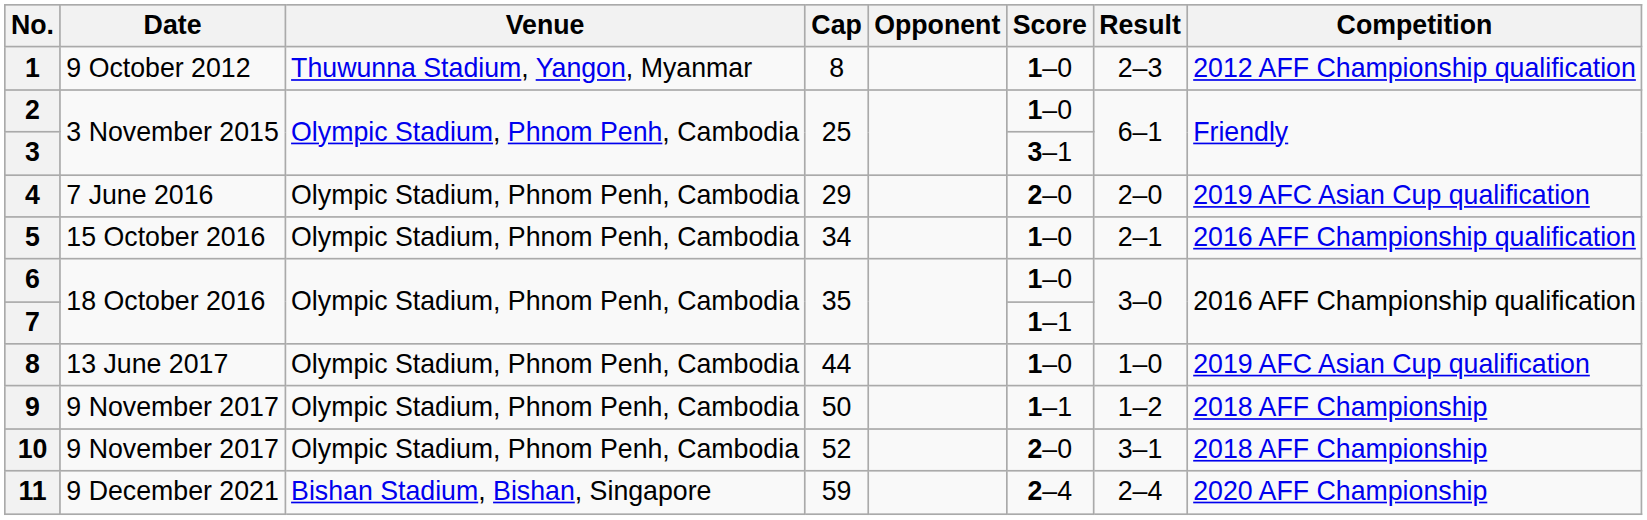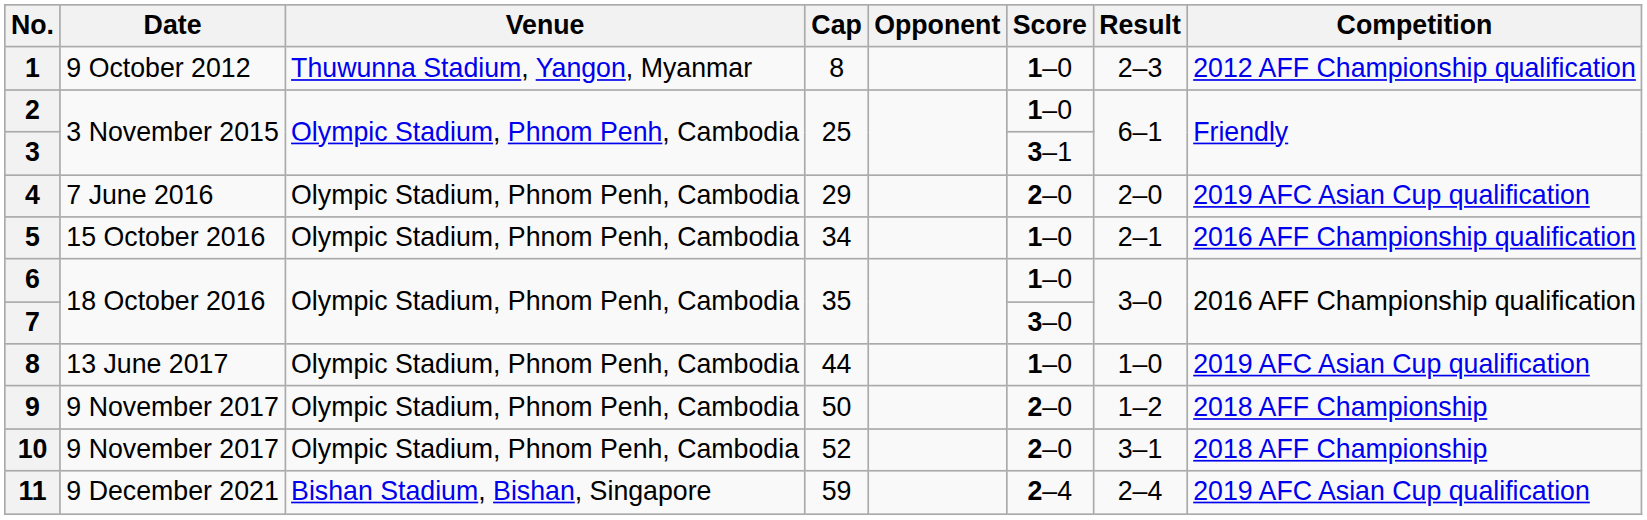(1050, 322) 1–1 -> (1050, 322) 3–0
(1050, 407) 1–1 -> (1050, 407) 2–0
(1340, 491) 2020 AFF Championship -> (1391, 491) 2019 AFC Asian Cup qualification
